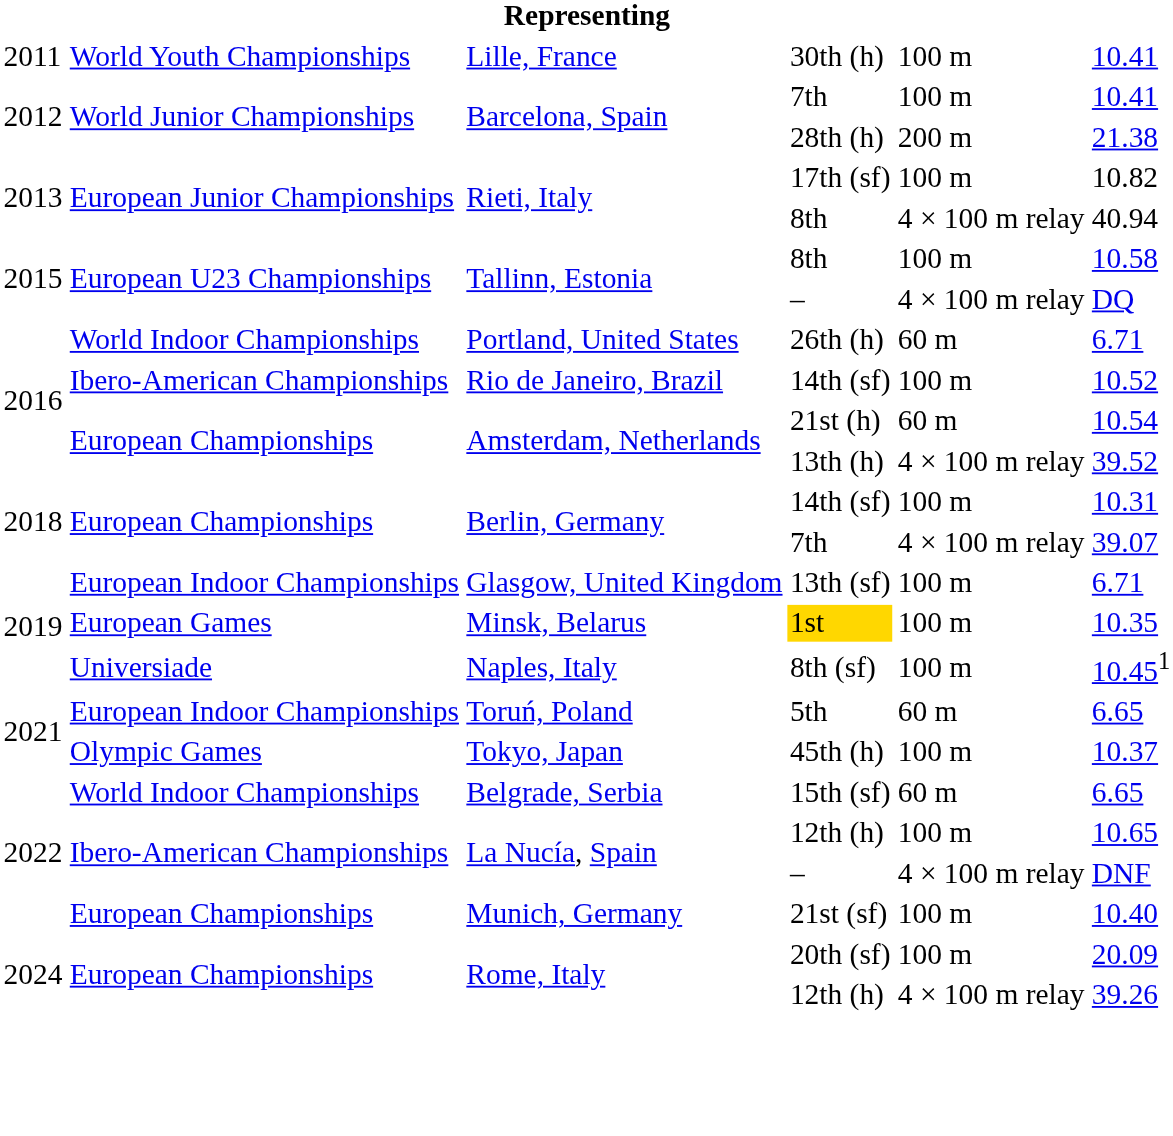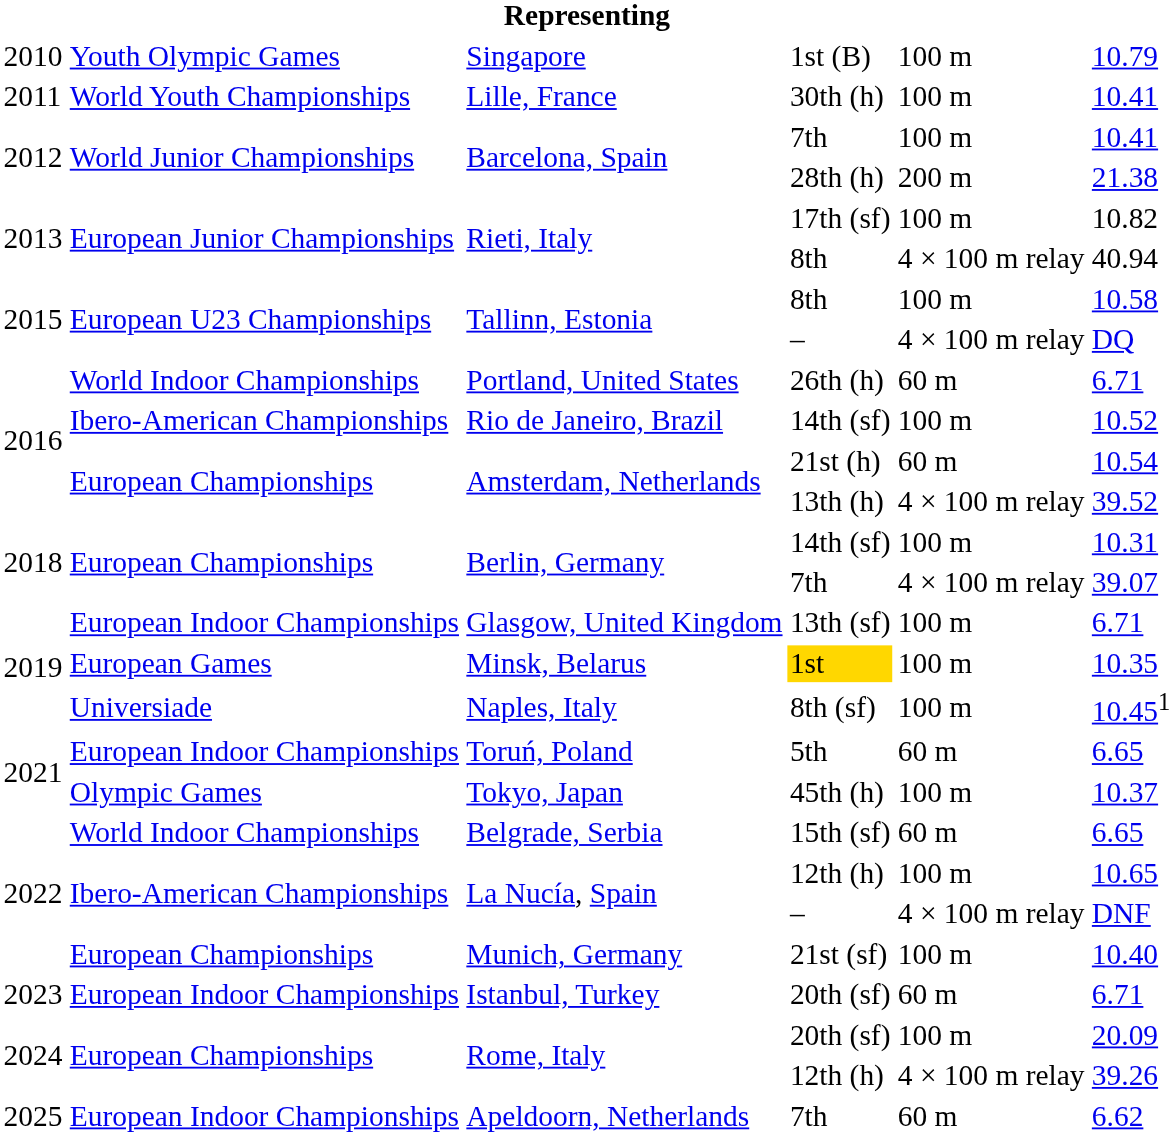+ row: (526, 56)
+ row: (563, 995)
+ row: (608, 1116)
